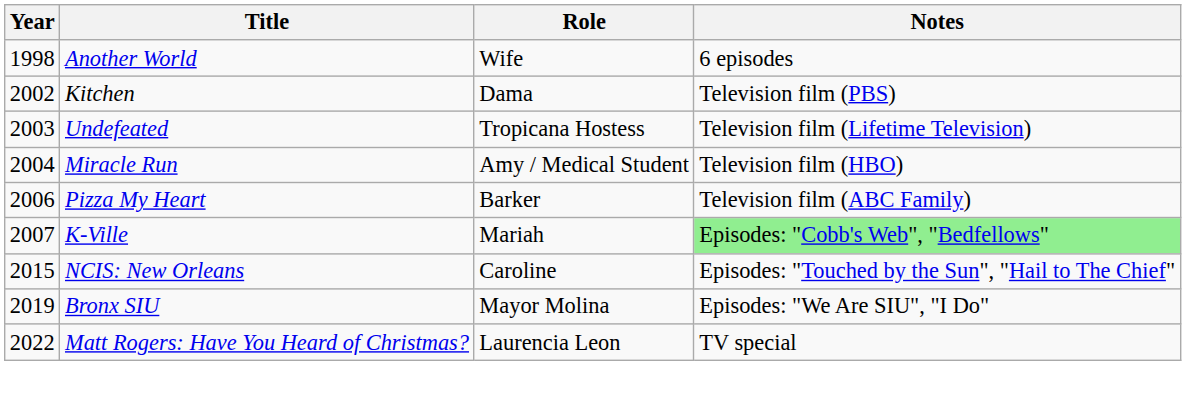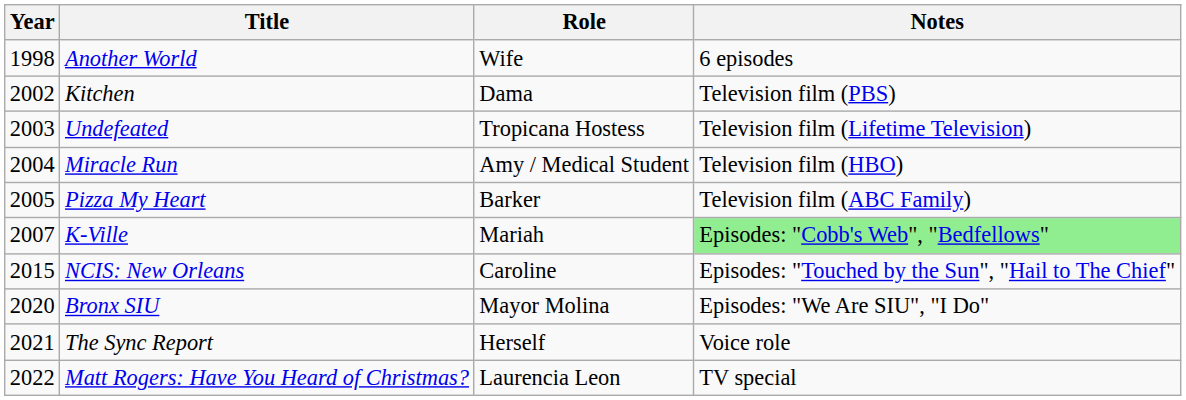(32, 199) 2006 -> (32, 199) 2005
(32, 306) 2019 -> (32, 306) 2020
+ row: (139, 341)
